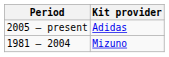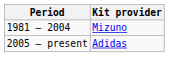rows swapped: (39, 44) <-> (47, 28)
